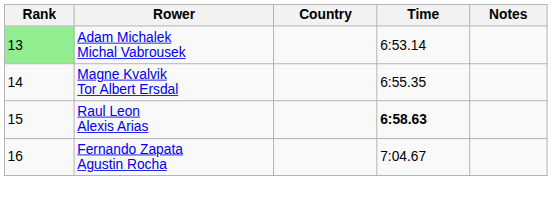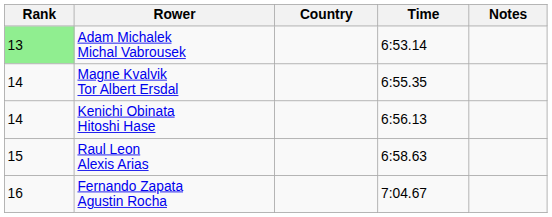+ row: (126, 119)
(403, 119) bold -> (404, 156) normal
